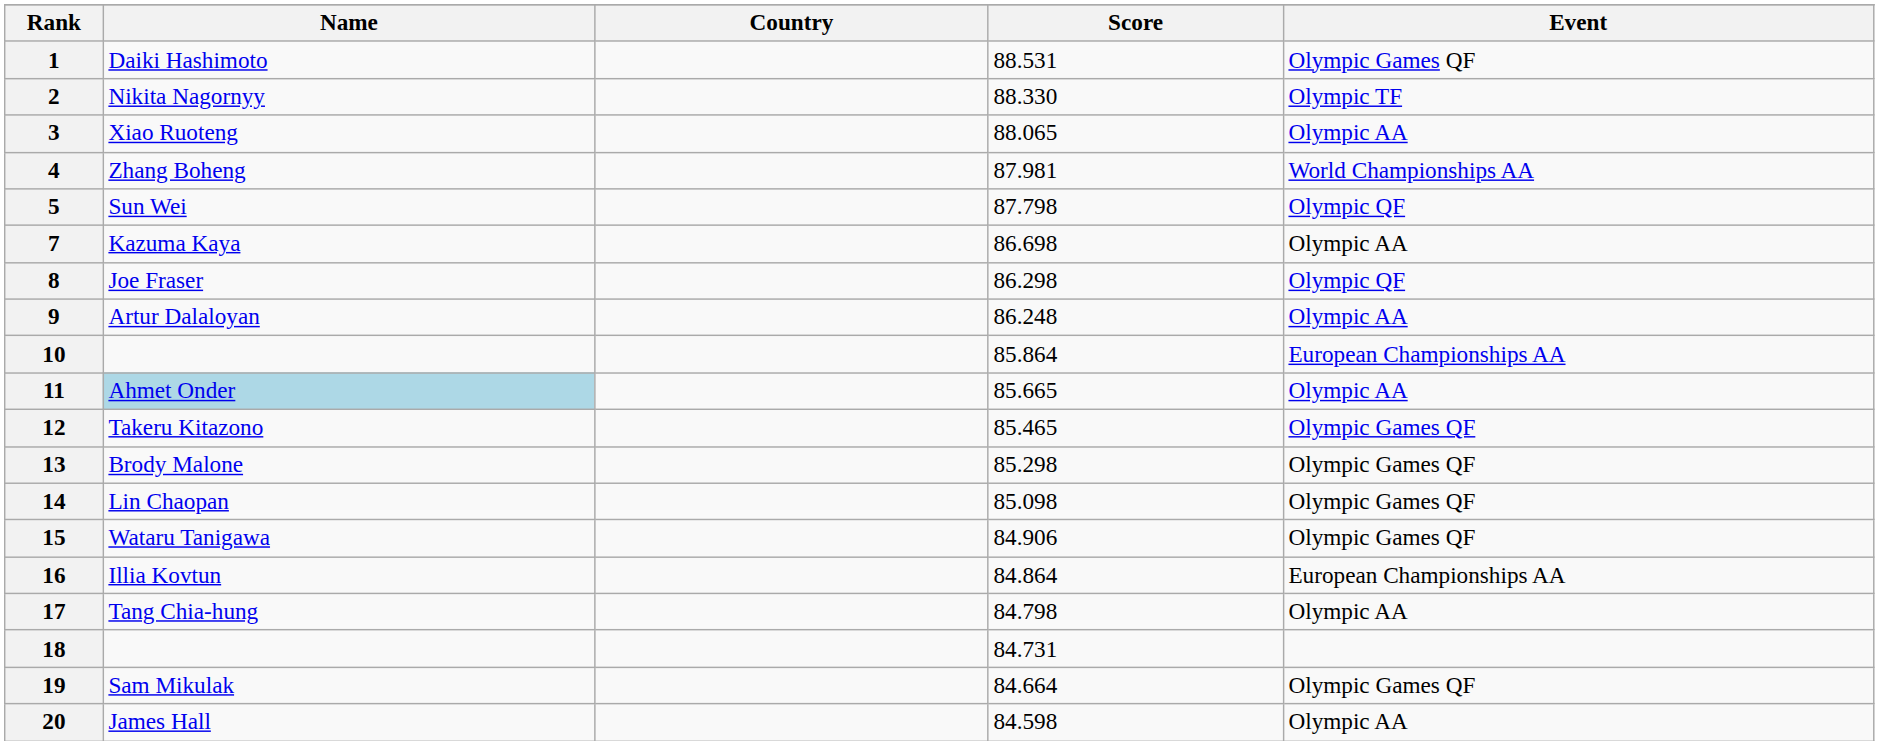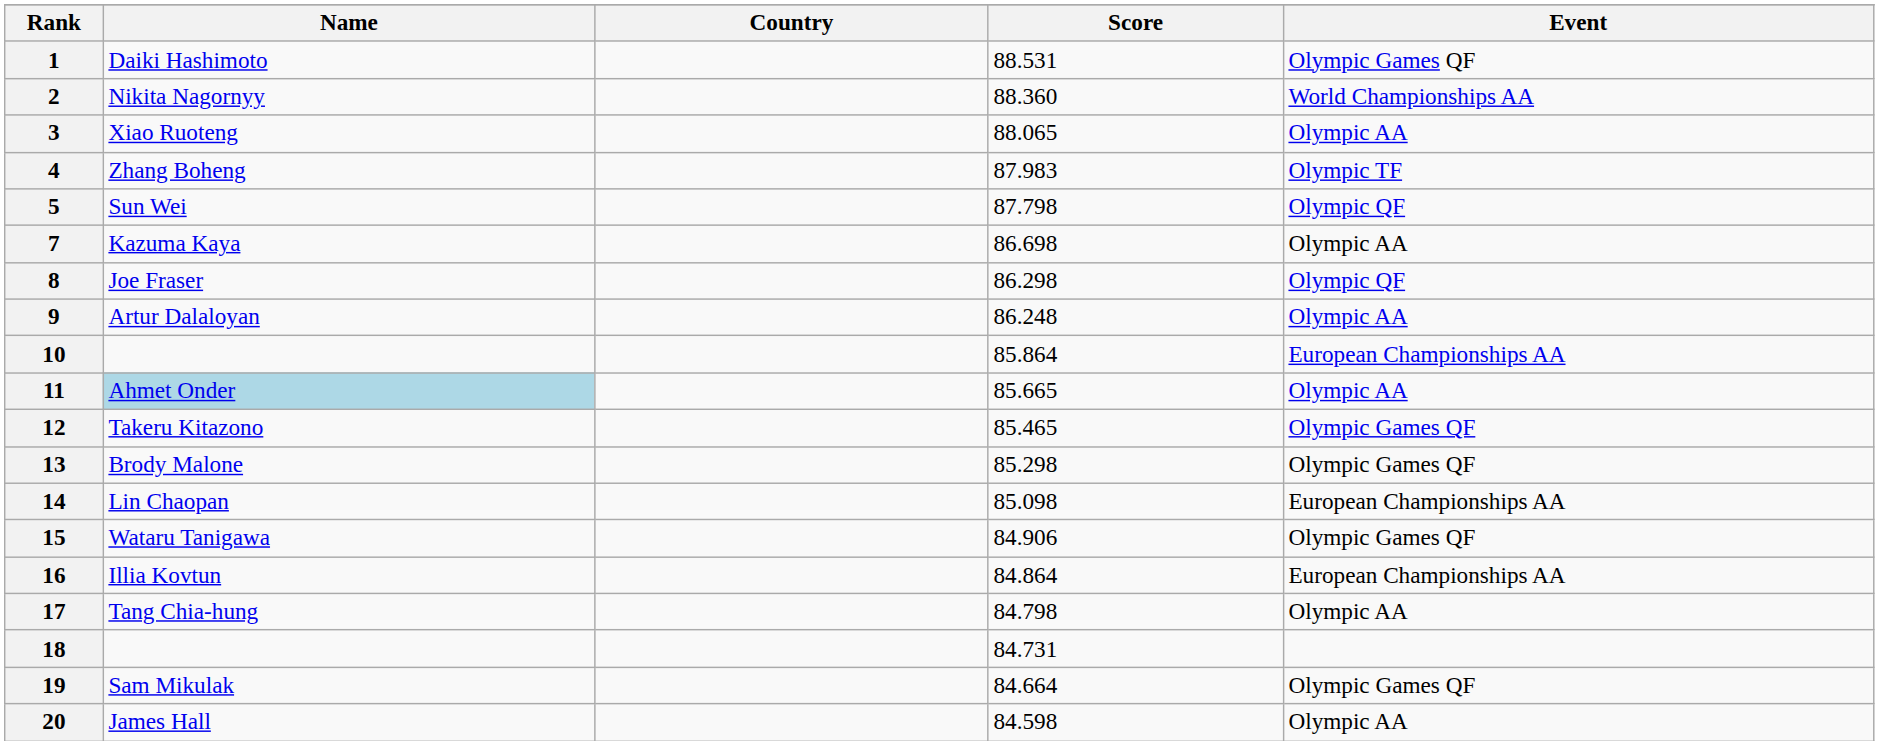(1025, 96) 88.330 -> (1025, 96) 88.360
(1345, 96) Olympic TF -> (1411, 96) World Championships AA
(1025, 170) 87.981 -> (1025, 170) 87.983
(1411, 170) World Championships AA -> (1345, 170) Olympic TF
(1382, 501) Olympic Games QF -> (1427, 501) European Championships AA
